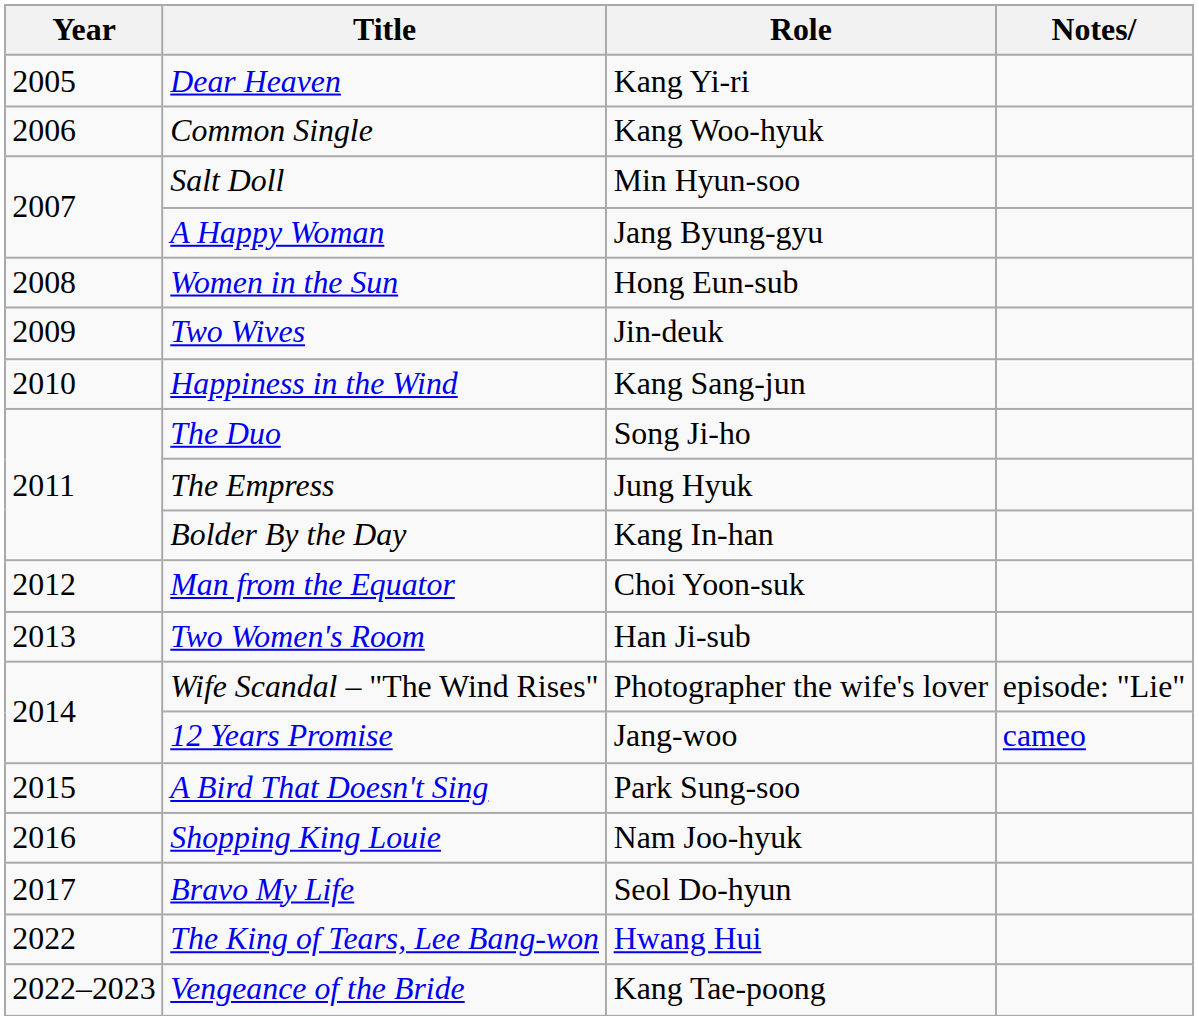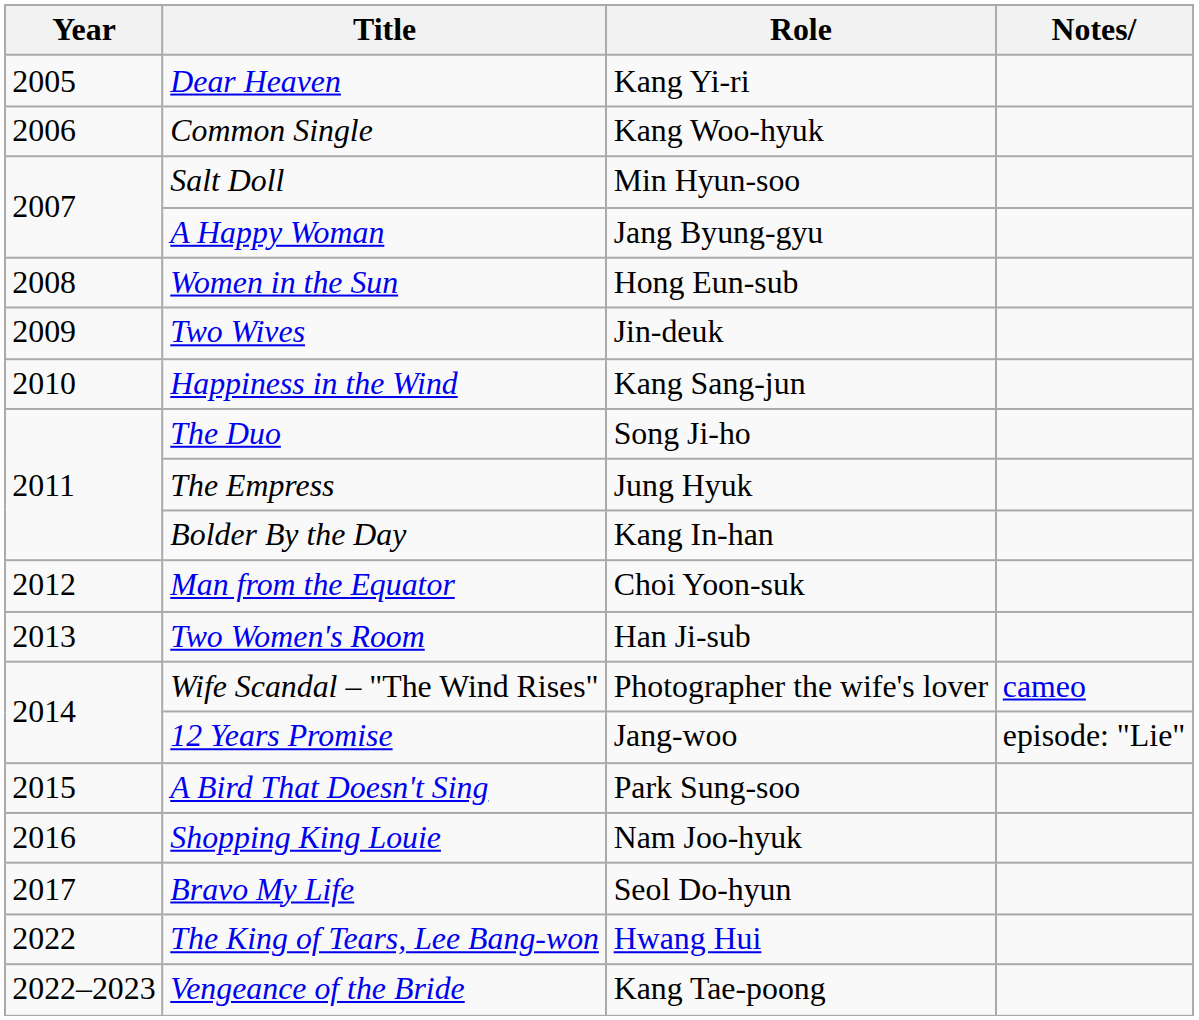(1094, 686) episode: "Lie" -> (1044, 686) cameo
(1044, 736) cameo -> (1094, 736) episode: "Lie"
